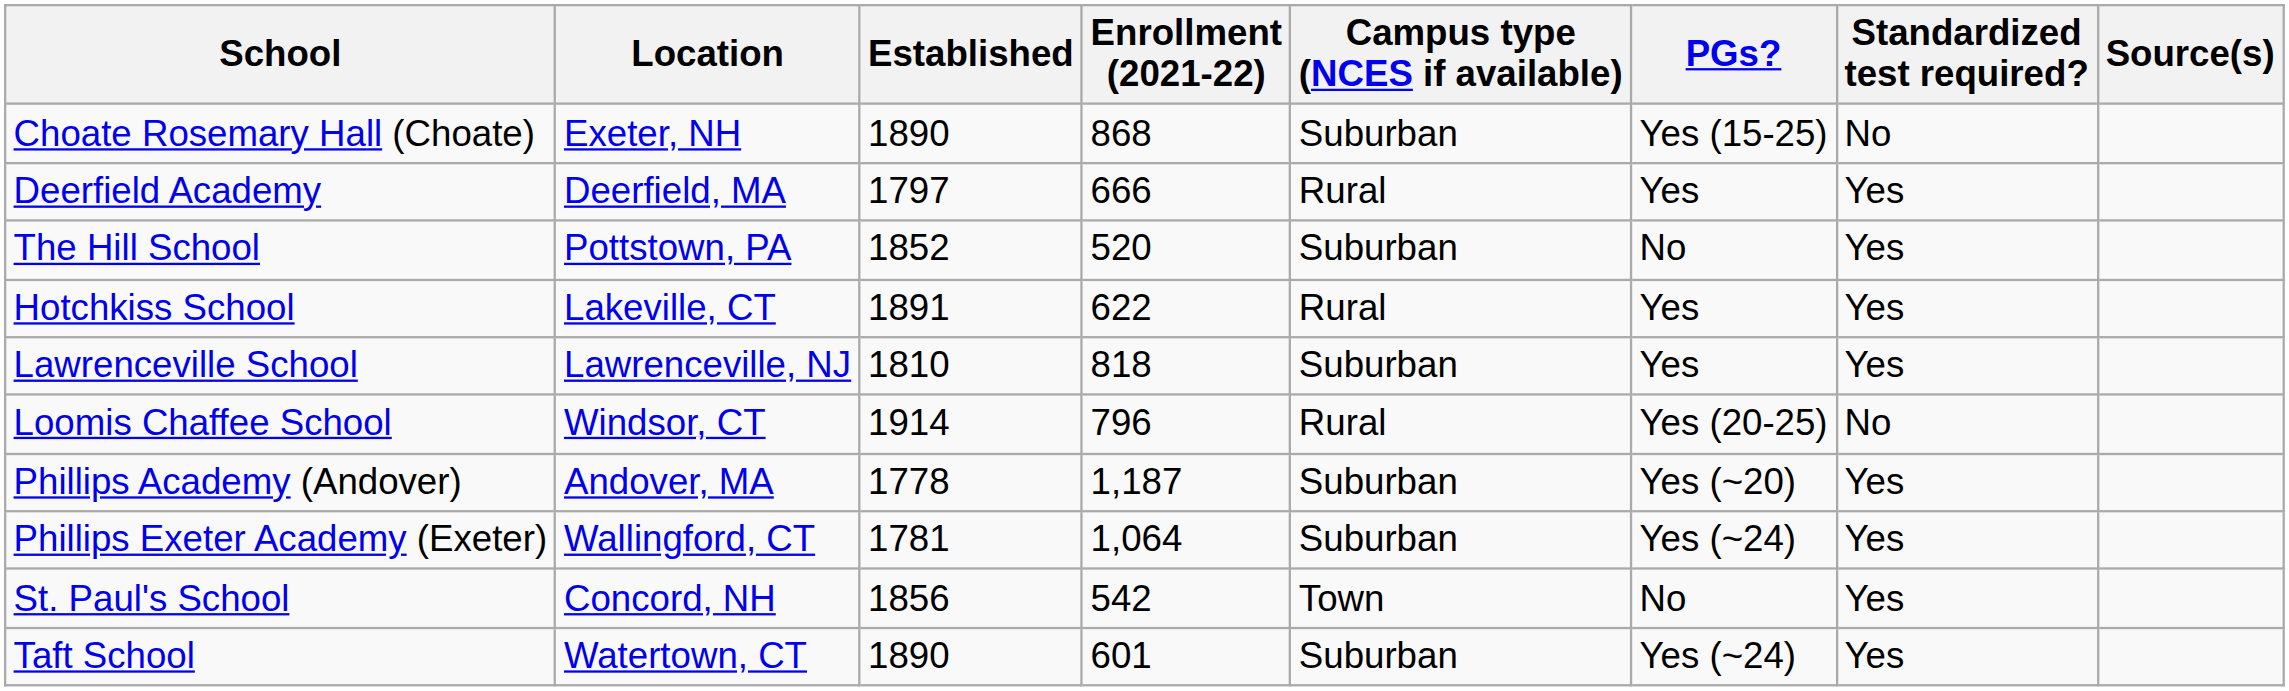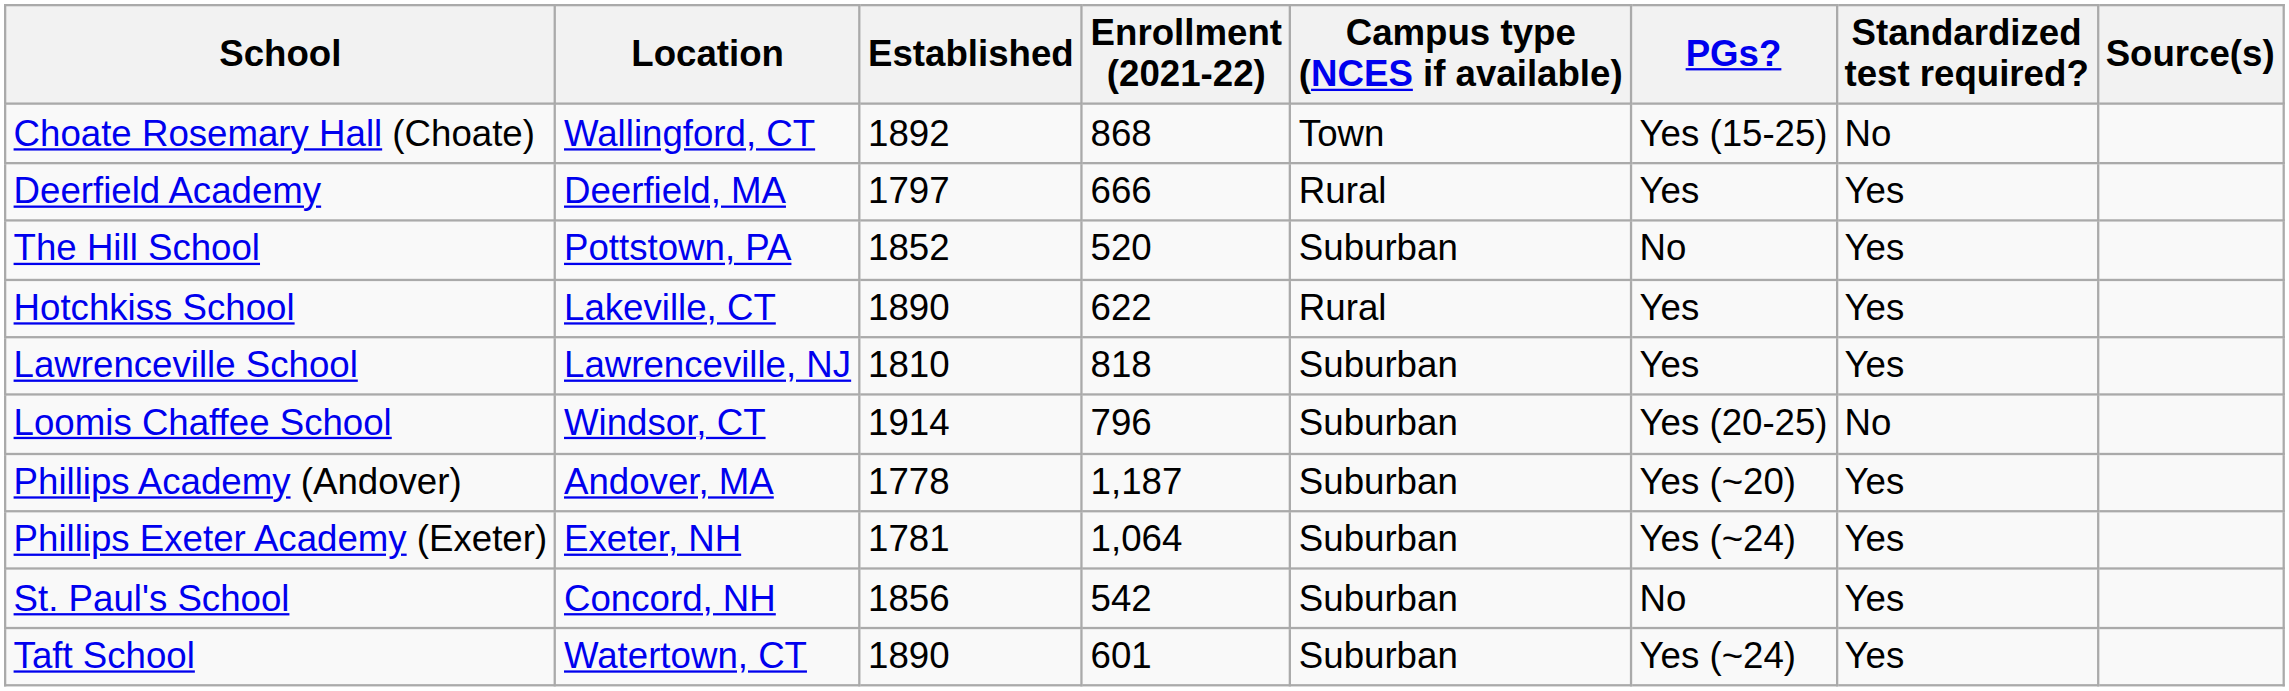(653, 132) Exeter, NH -> (690, 132) Wallingford, CT
(909, 132) 1890 -> (909, 132) 1892
(1378, 132) Suburban -> (1342, 132) Town
(909, 307) 1891 -> (909, 307) 1890
(1343, 423) Rural -> (1378, 423) Suburban
(690, 539) Wallingford, CT -> (653, 539) Exeter, NH
(1342, 597) Town -> (1378, 597) Suburban
